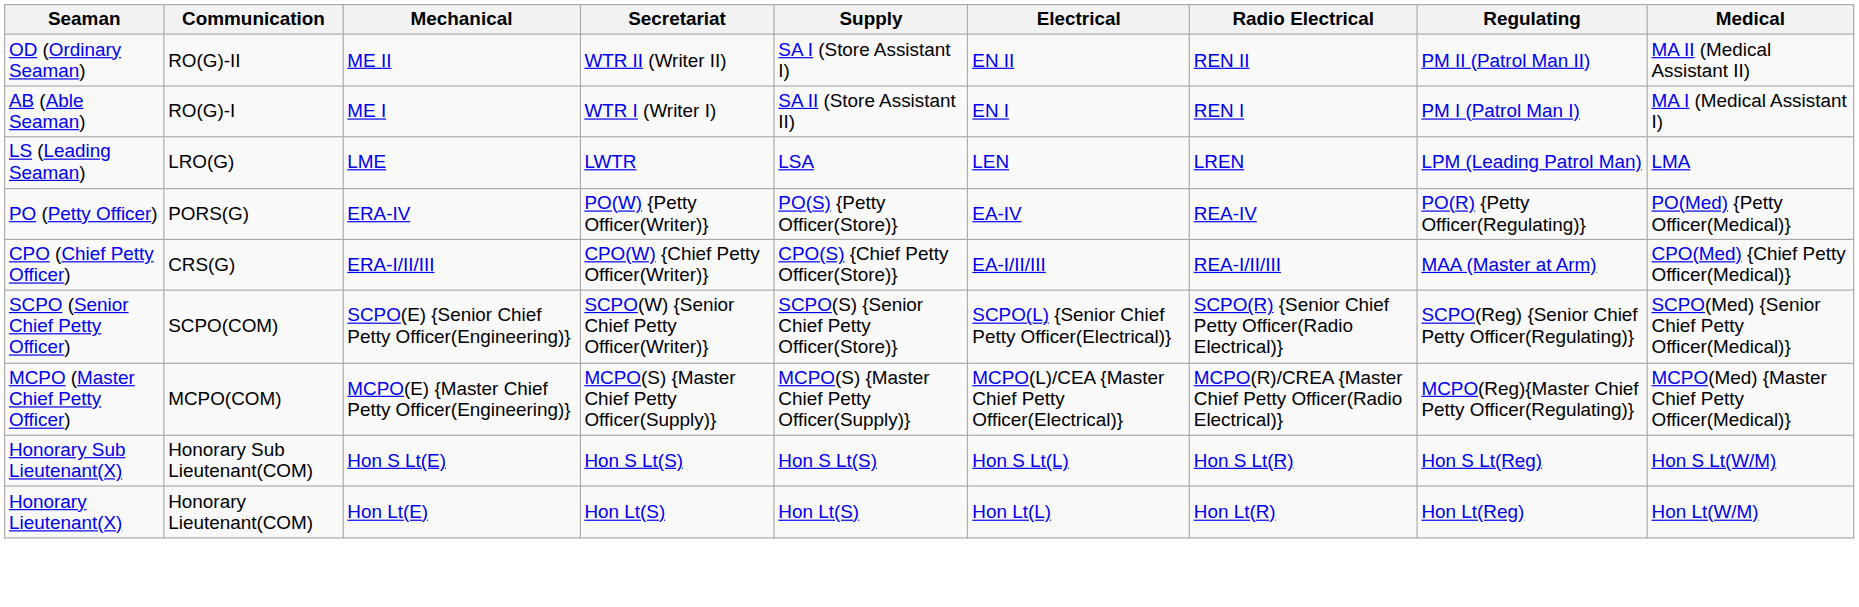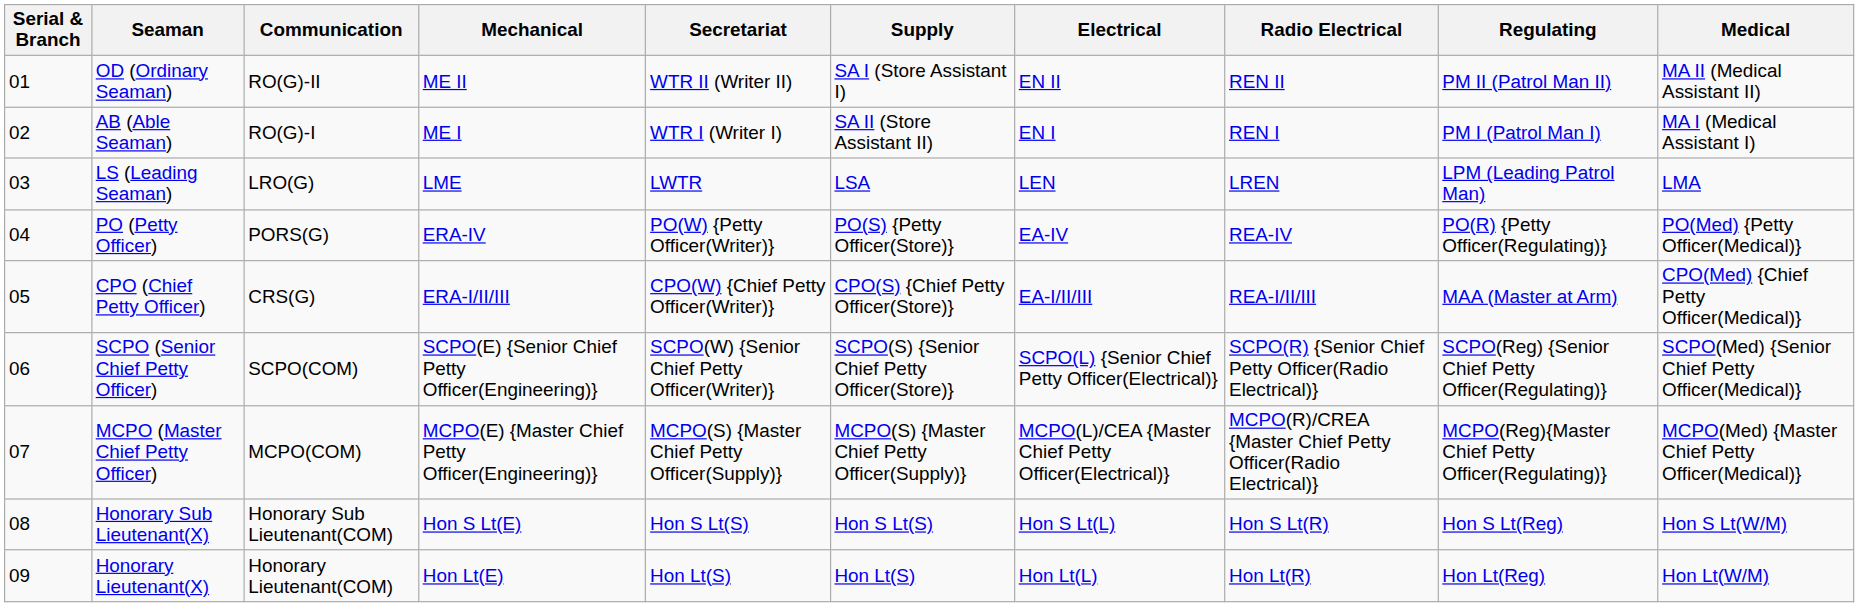+ column: (48, 30)
